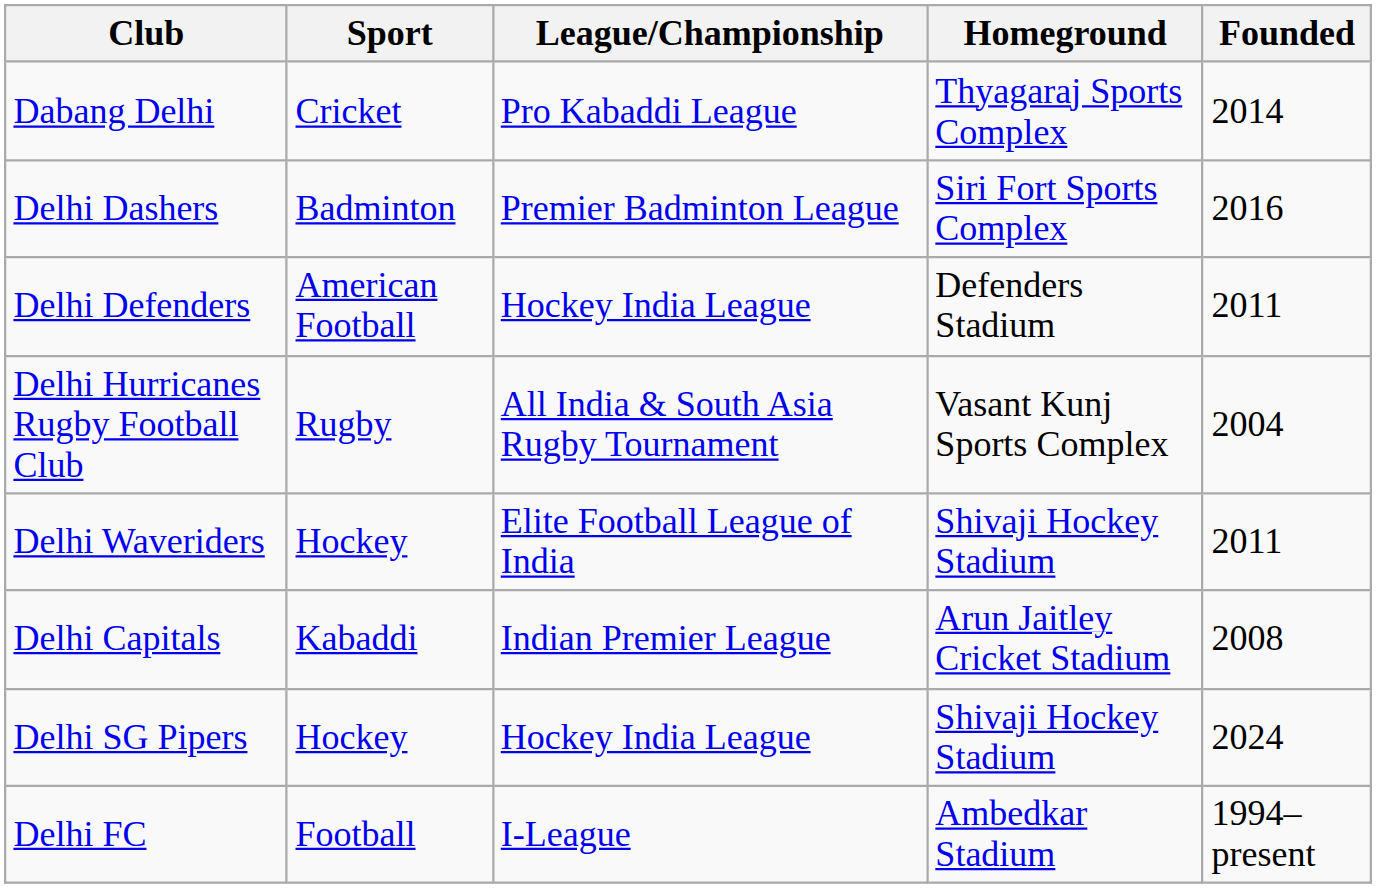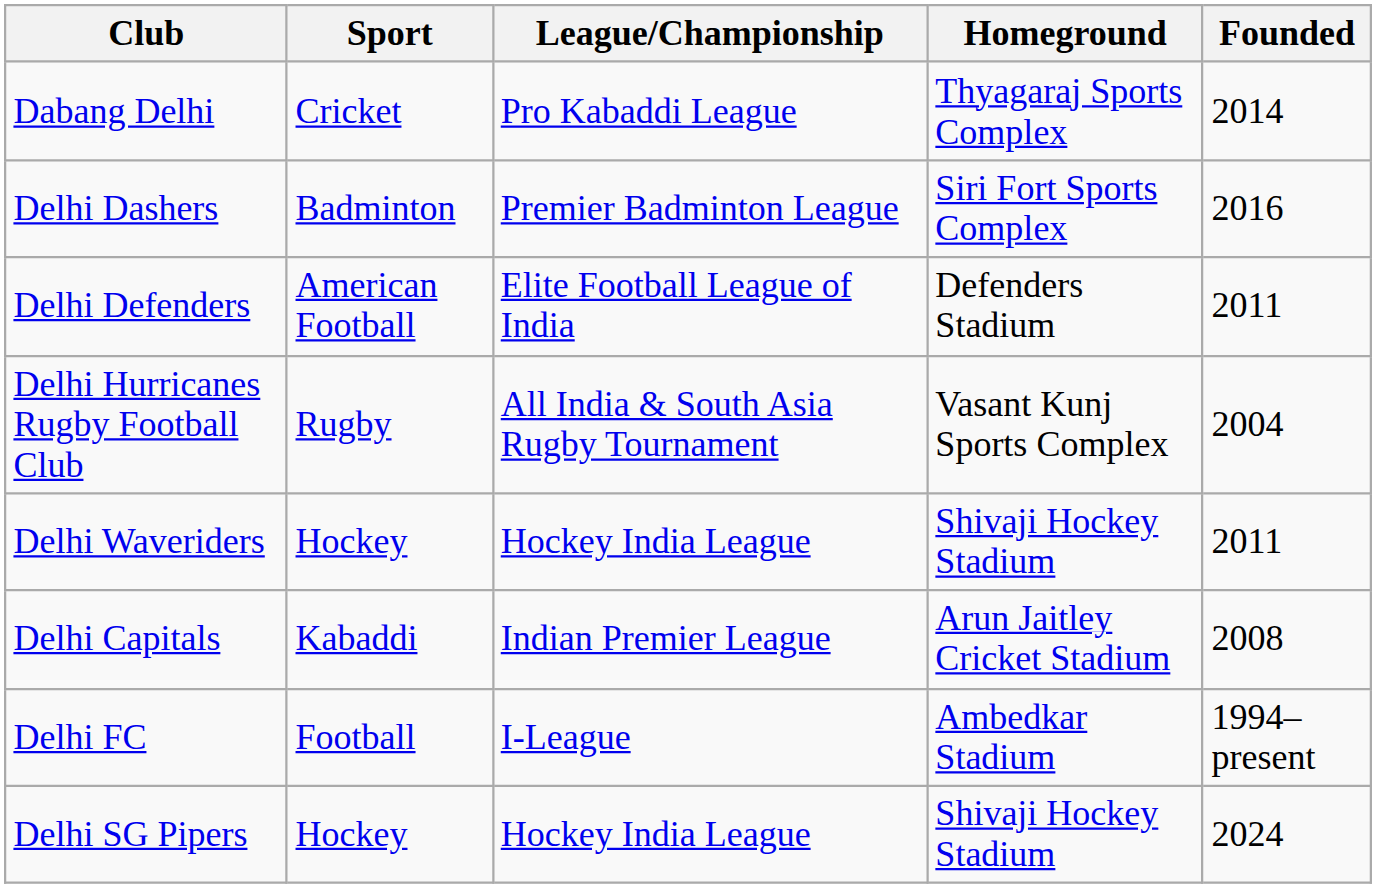(656, 305) Hockey India League -> (676, 305) Elite Football League of India
(676, 541) Elite Football League of India -> (656, 541) Hockey India League
rows swapped: (80, 834) <-> (130, 736)
